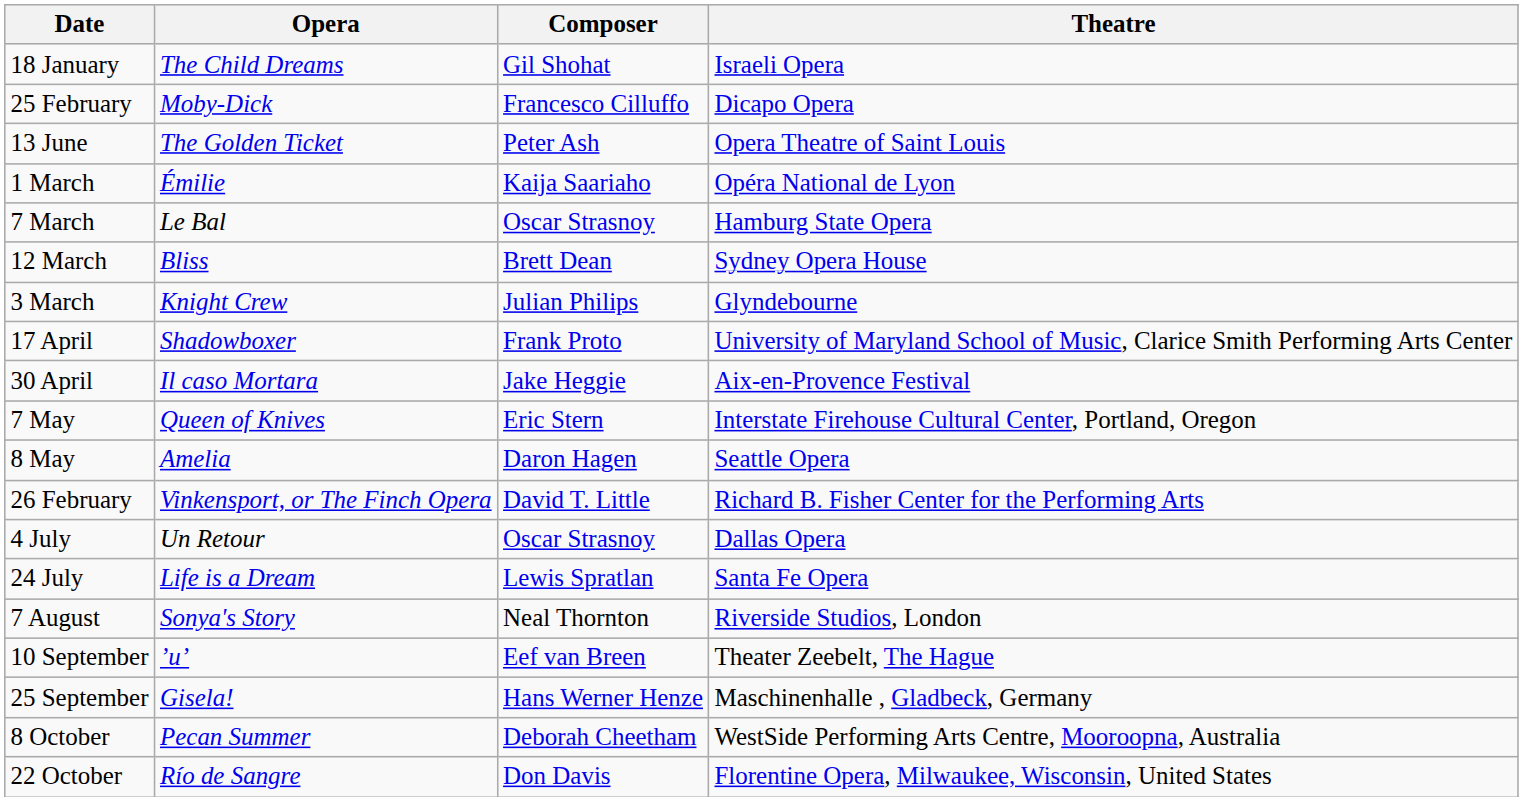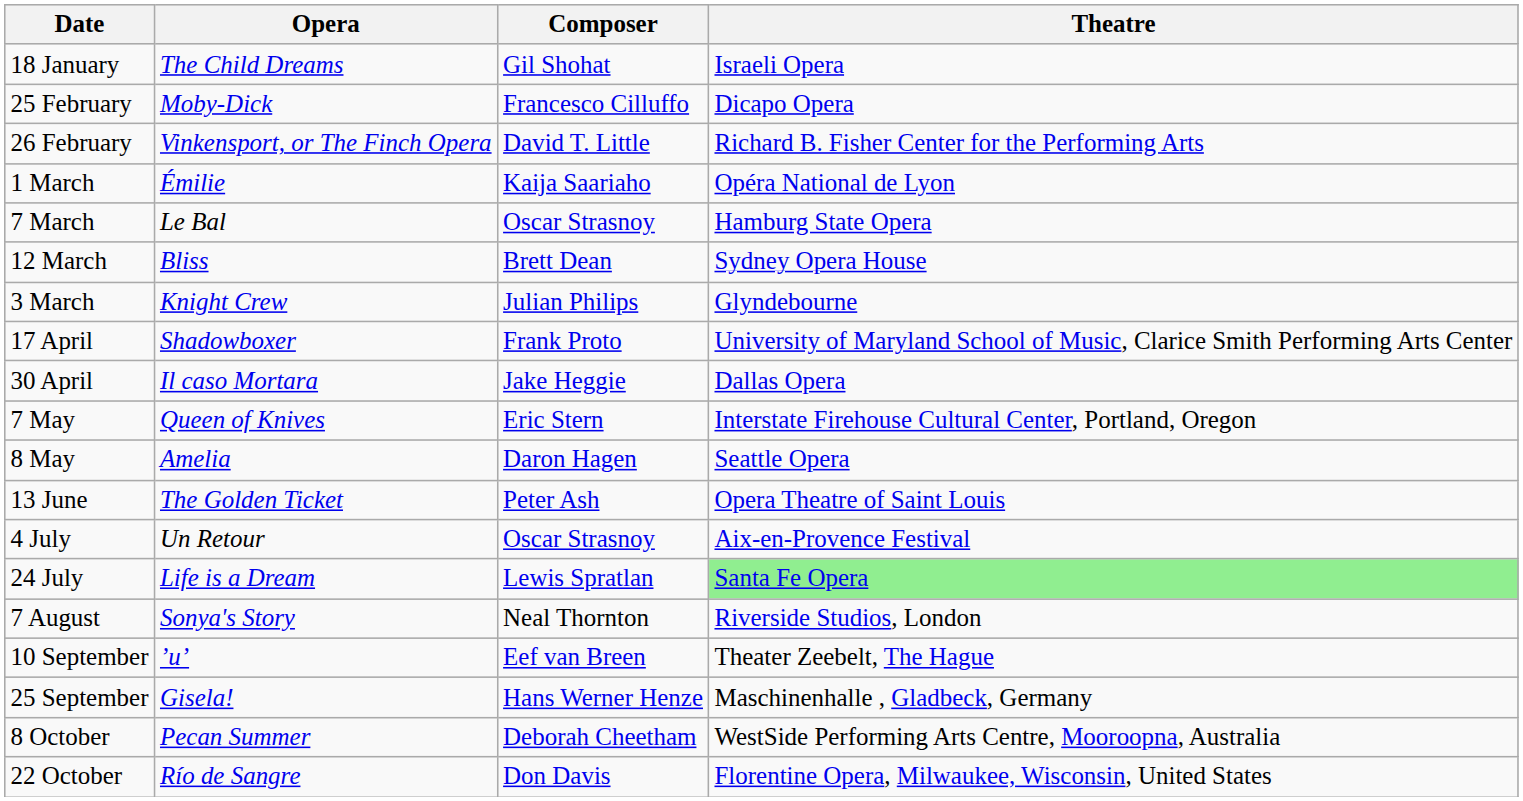rows swapped: (71, 499) <-> (49, 143)
(842, 380) Aix-en-Provence Festival -> (780, 380) Dallas Opera
(780, 538) Dallas Opera -> (842, 538) Aix-en-Provence Festival
(791, 578) no background -> (791, 578) lightgreen background
